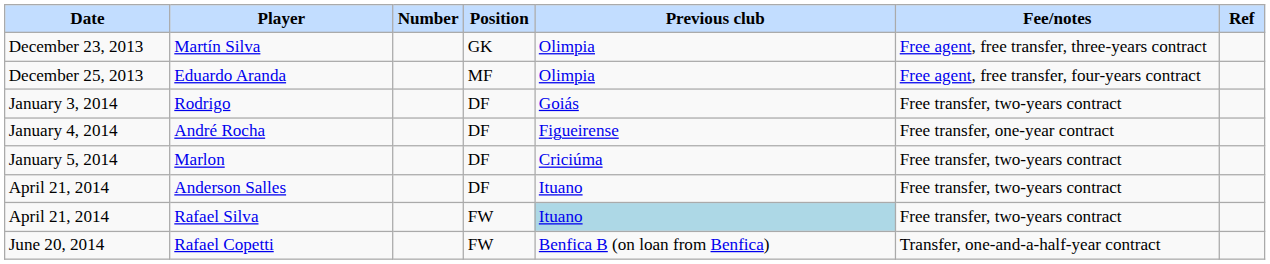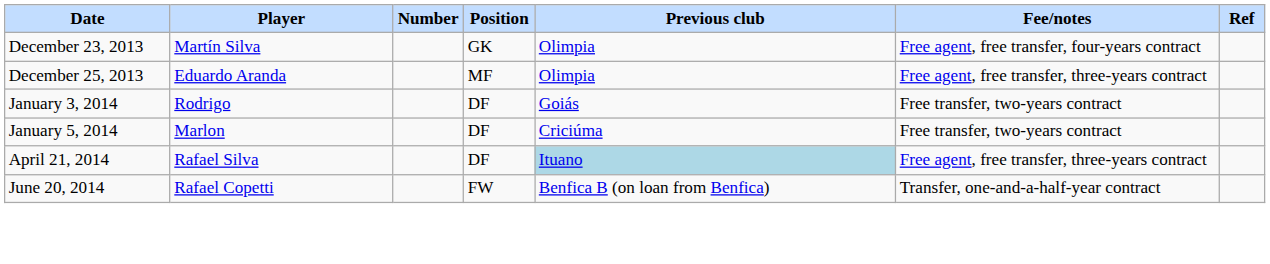(1053, 46) Free agent, free transfer, three-years contract -> (1050, 46) Free agent, free transfer, four-years contract
(1050, 74) Free agent, free transfer, four-years contract -> (1053, 74) Free agent, free transfer, three-years contract
- row: (220, 131)
- row: (230, 187)
(481, 216) FW -> (479, 159) DF
(1011, 216) Free transfer, two-years contract -> (1053, 159) Free agent, free transfer, three-years contract
